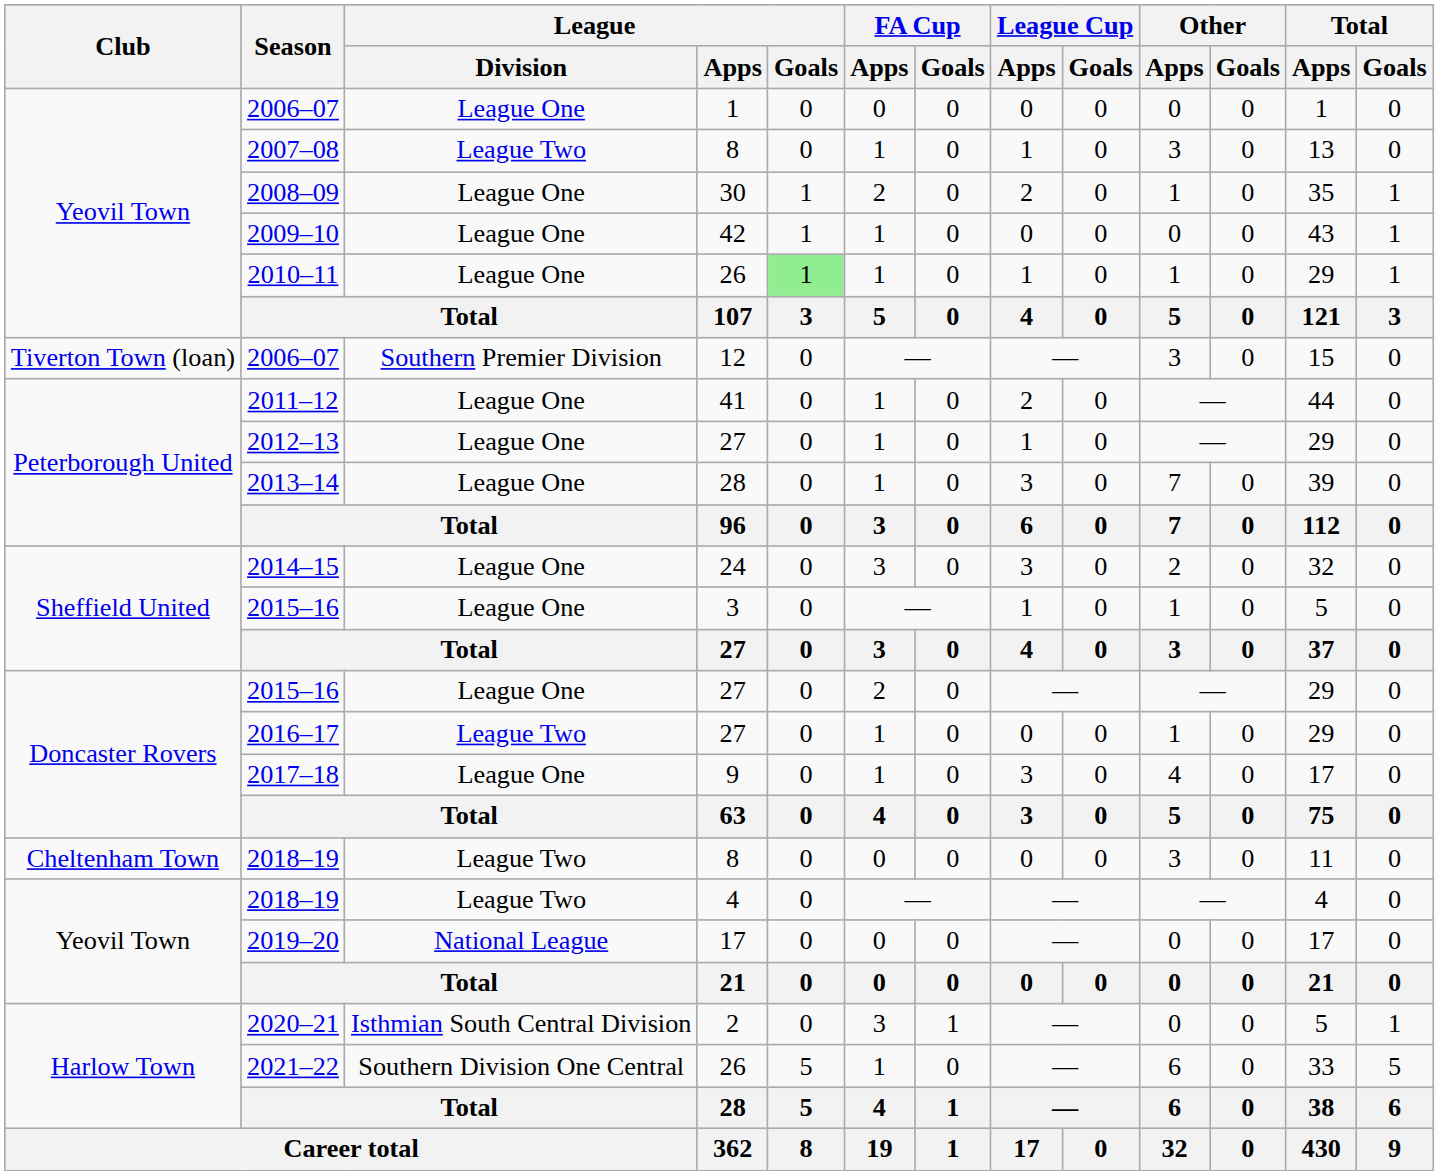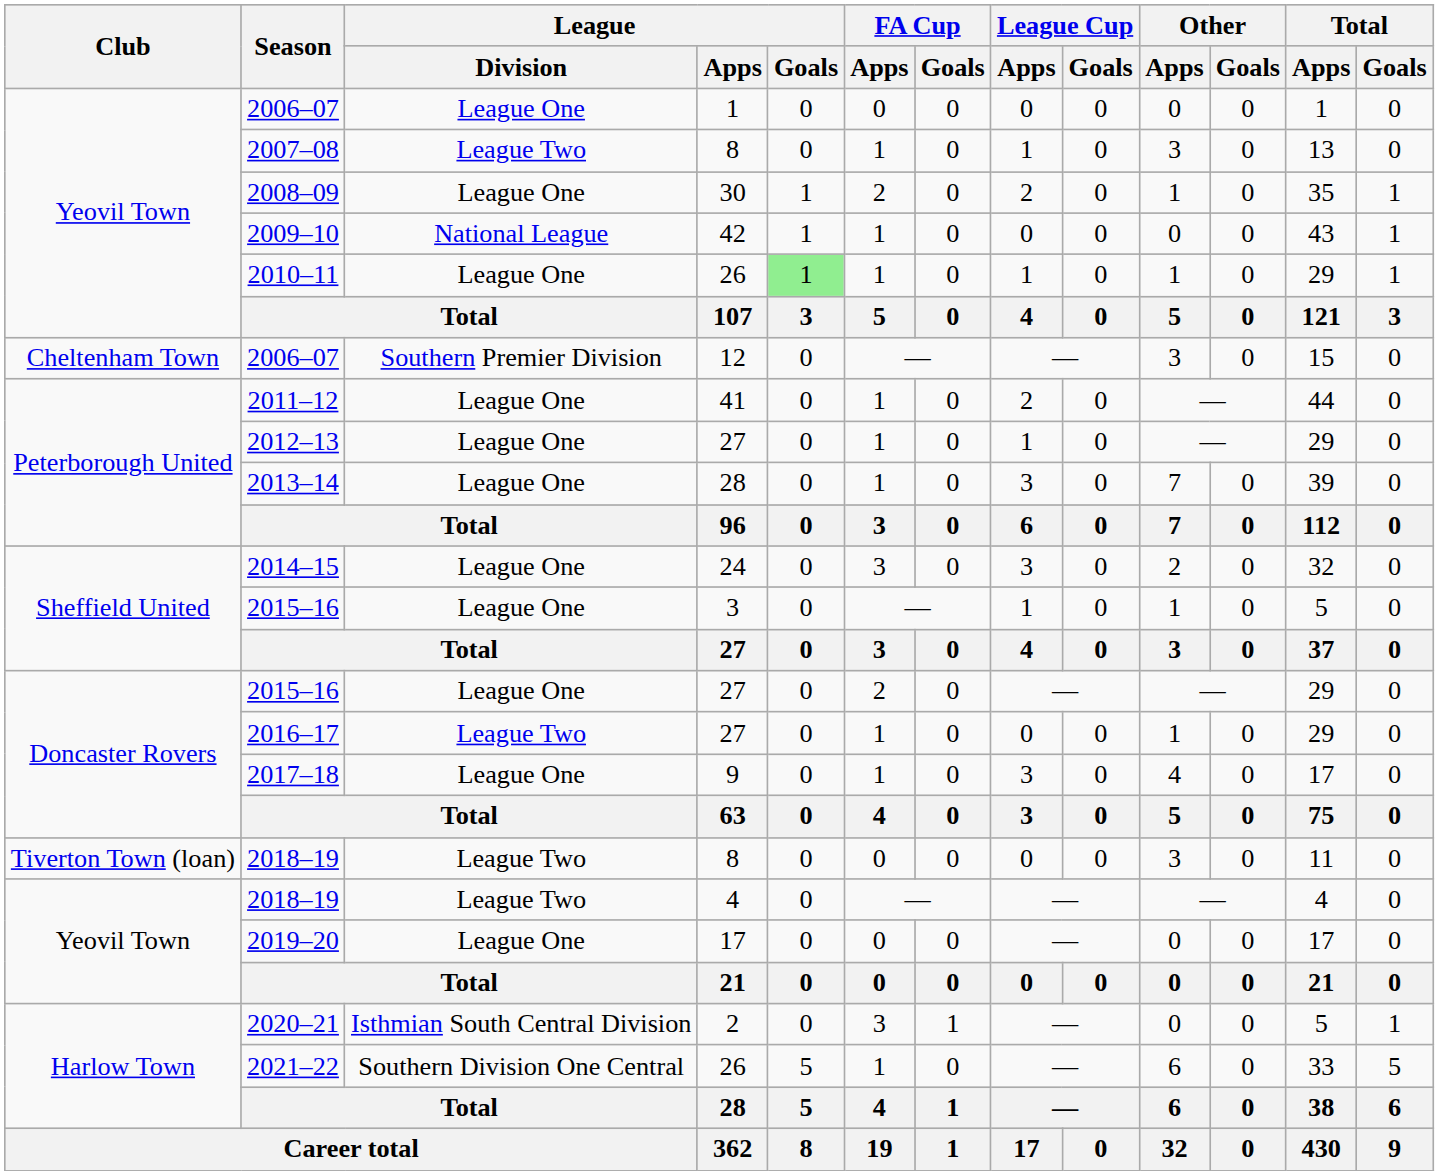(521, 233) League One -> (521, 233) National League
(123, 358) Tiverton Town (loan) -> (123, 358) Cheltenham Town
(123, 857) Cheltenham Town -> (123, 857) Tiverton Town (loan)
(521, 940) National League -> (521, 940) League One
